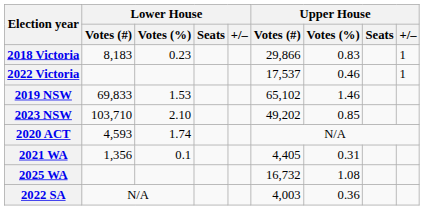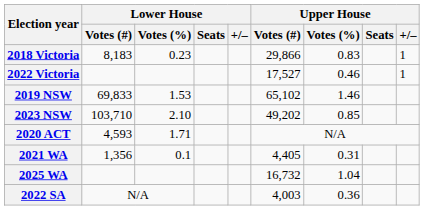(283, 74) 17,537 -> (283, 74) 17,527
(180, 134) 1.74 -> (180, 134) 1.71
(349, 174) 1.08 -> (349, 174) 1.04
